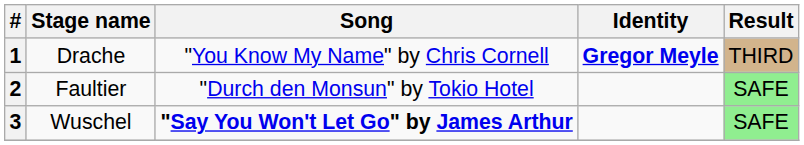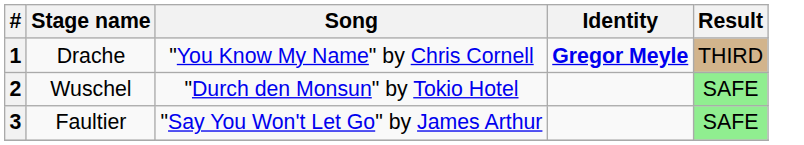(91, 88) Faultier -> (91, 88) Wuschel
(91, 122) Wuschel -> (91, 122) Faultier
(367, 122) bold -> (351, 122) normal
